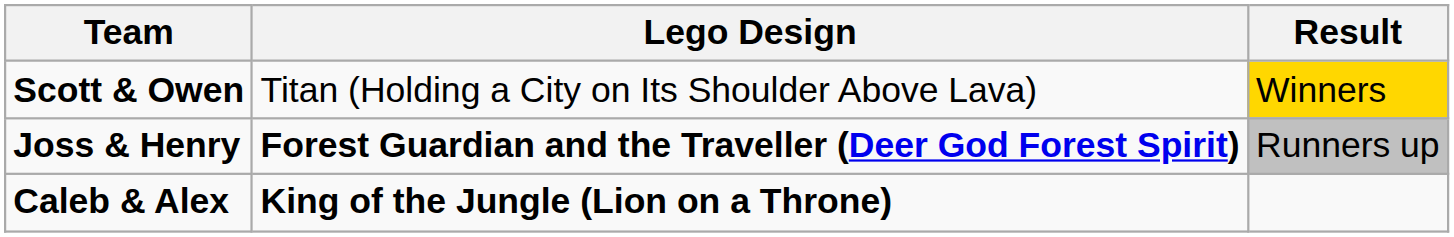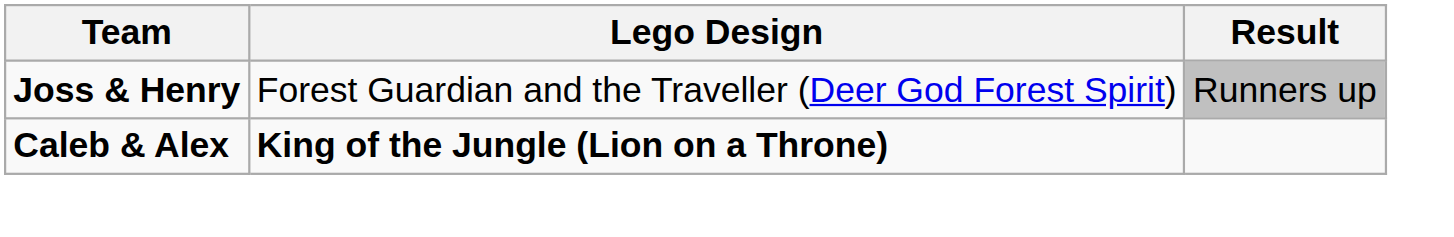- row: (129, 88)
(750, 145) bold -> (717, 88) normal
